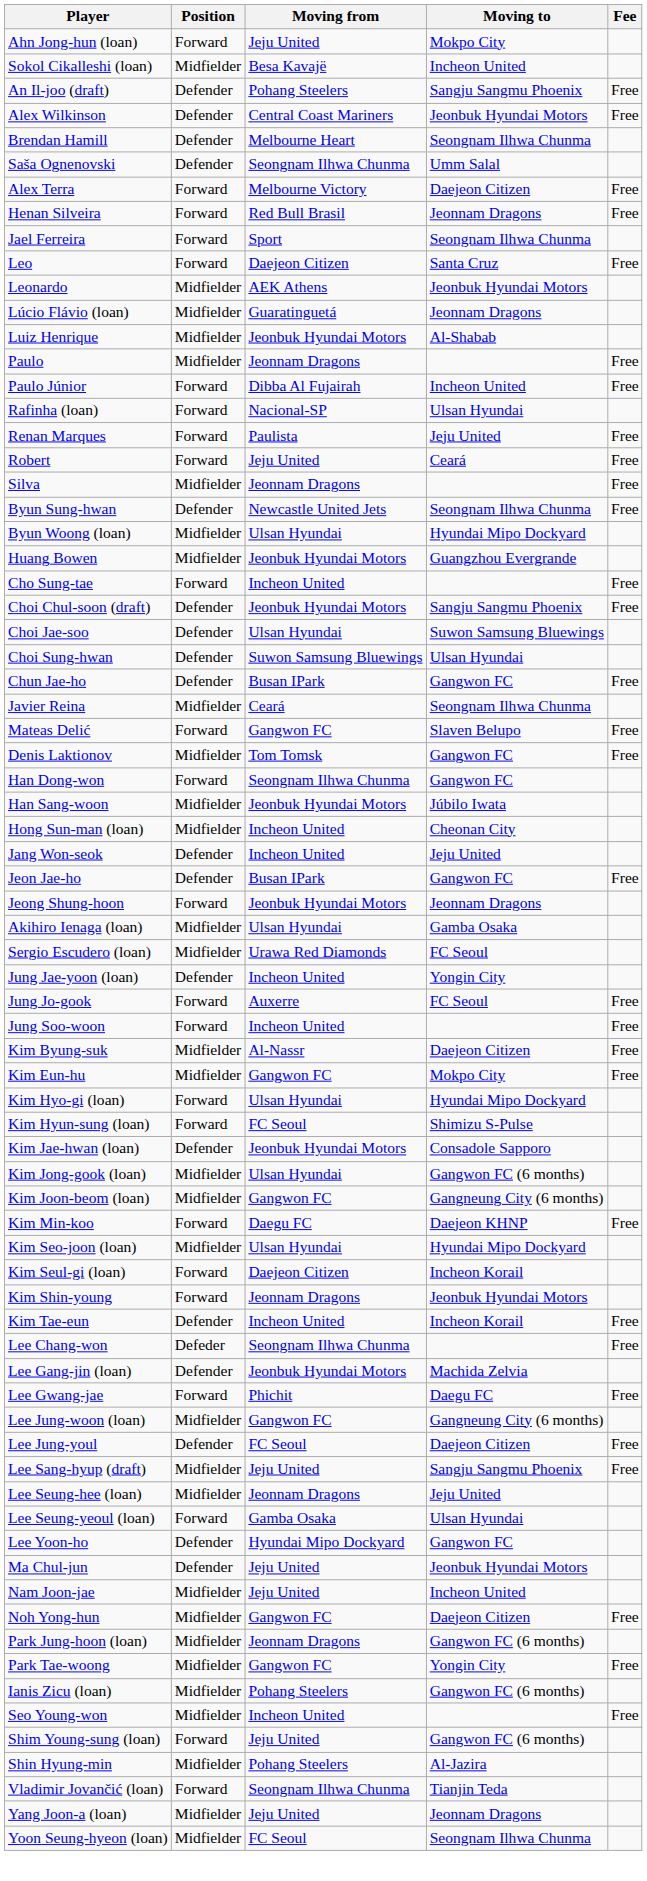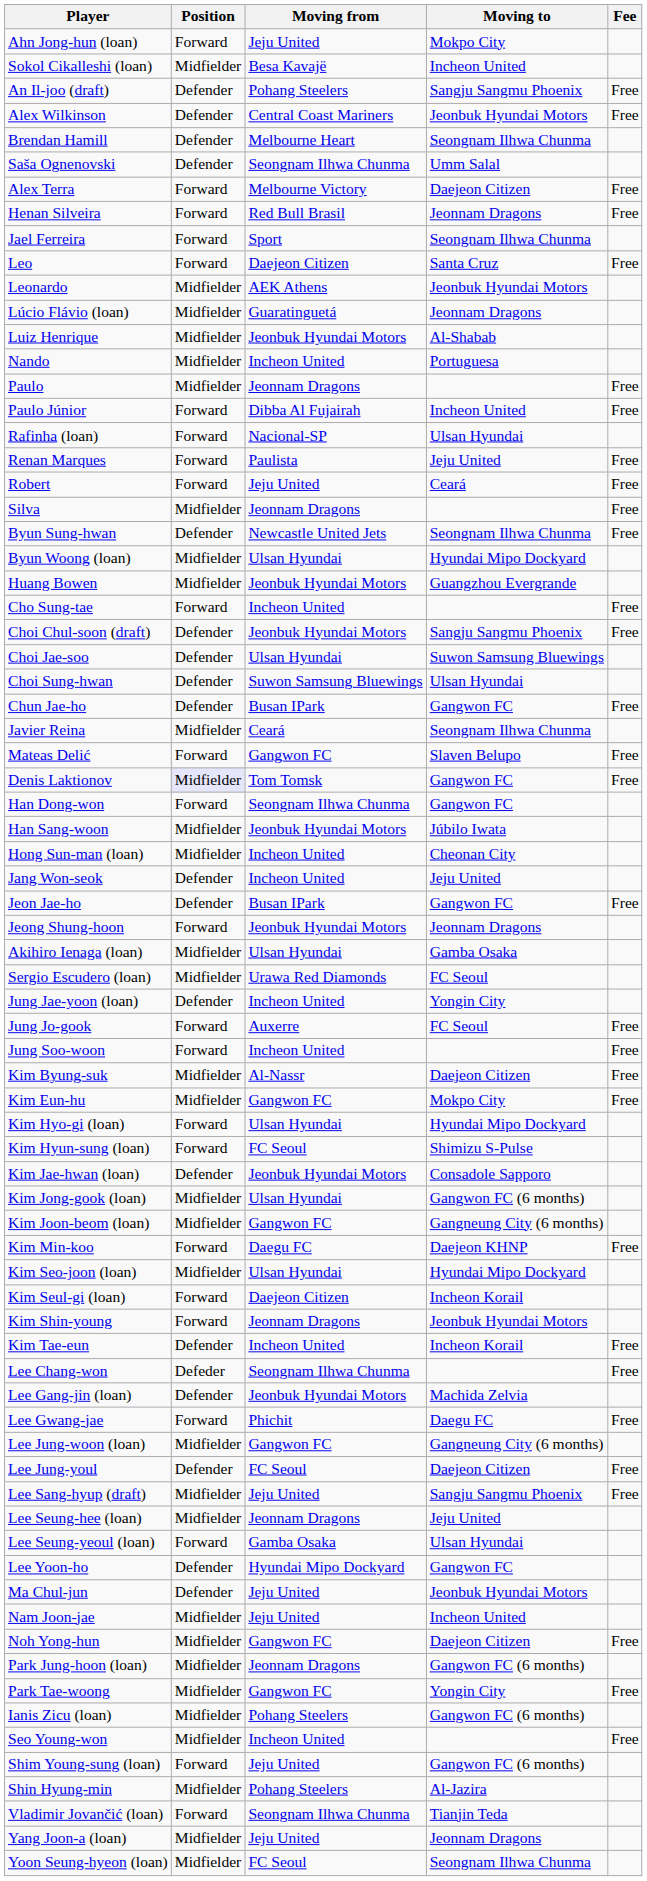+ row: (29, 361)
(208, 755) no background -> (208, 779) lavender background
